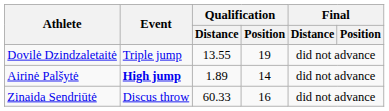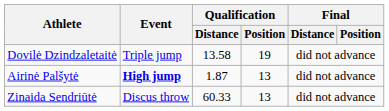(217, 55) 13.55 -> (217, 55) 13.58
(217, 76) 1.89 -> (217, 76) 1.87
(265, 76) 14 -> (265, 76) 13
(265, 96) 16 -> (265, 96) 13
